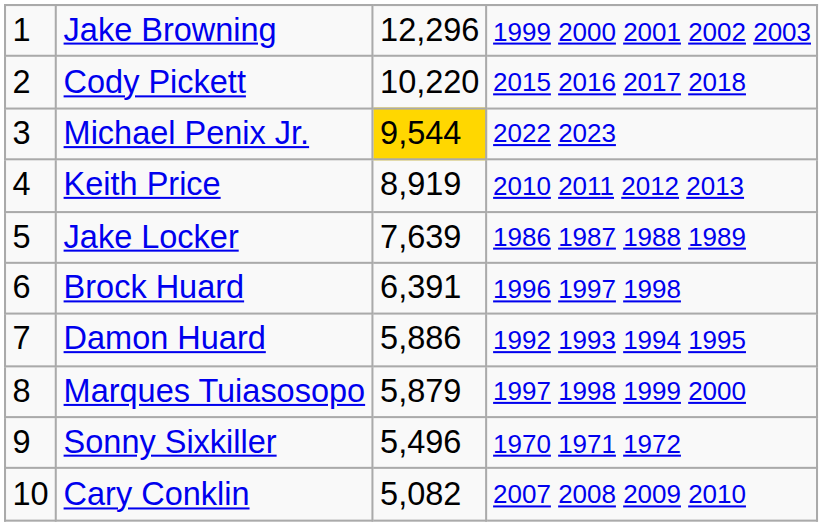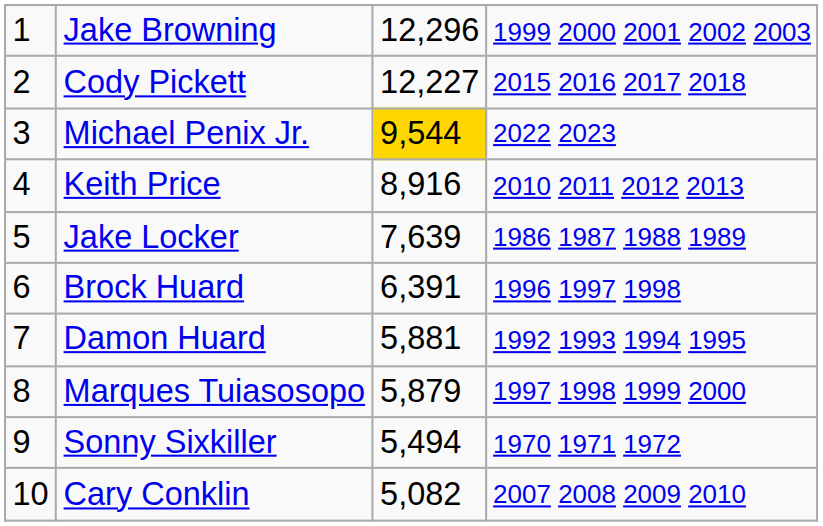(430, 81) 10,220 -> (430, 81) 12,227
(421, 184) 8,919 -> (421, 184) 8,916
(421, 339) 5,886 -> (421, 339) 5,881
(421, 442) 5,496 -> (421, 442) 5,494
